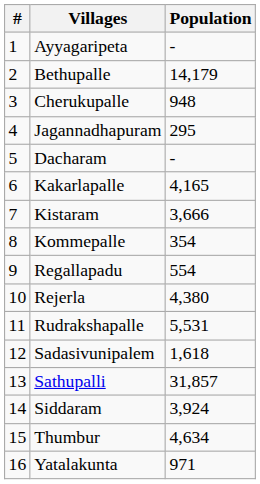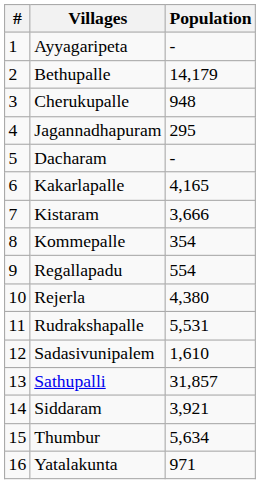(189, 353) 1,618 -> (189, 353) 1,610
(189, 409) 3,924 -> (189, 409) 3,921
(189, 437) 4,634 -> (189, 437) 5,634
